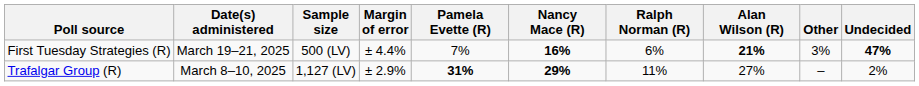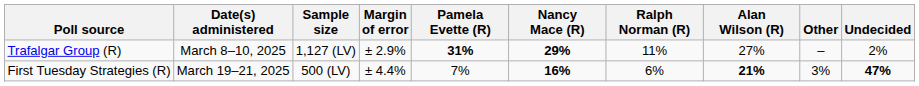rows swapped: (89, 50) <-> (64, 71)
